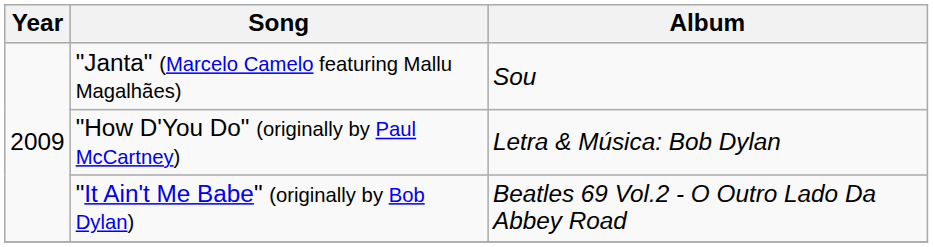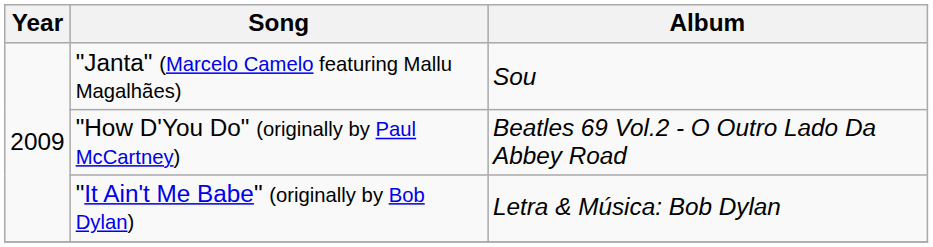(637, 141) Letra & Música: Bob Dylan -> (684, 141) Beatles 69 Vol.2 - O Outro Lado Da Abbey Road
(684, 207) Beatles 69 Vol.2 - O Outro Lado Da Abbey Road -> (637, 207) Letra & Música: Bob Dylan
